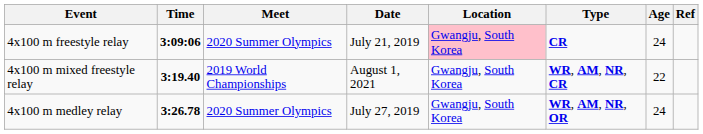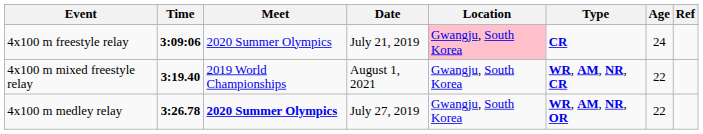(269, 111) normal -> (272, 111) bold
(659, 111) 24 -> (659, 111) 22
